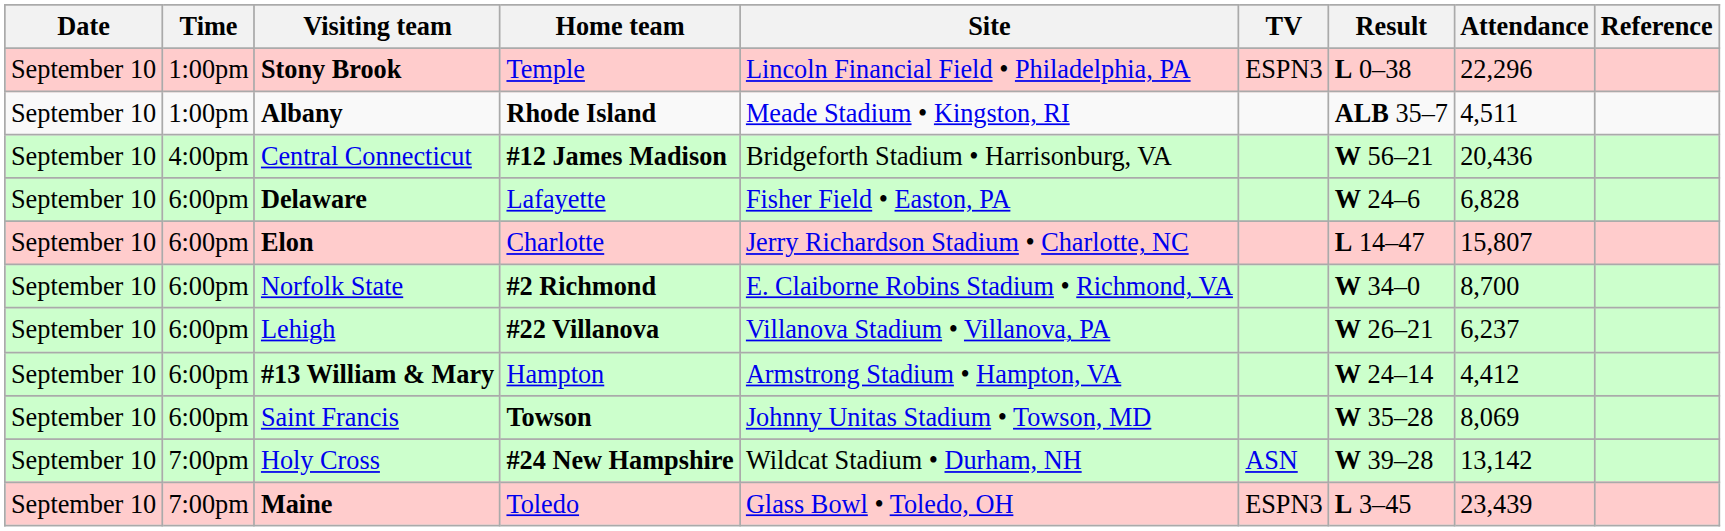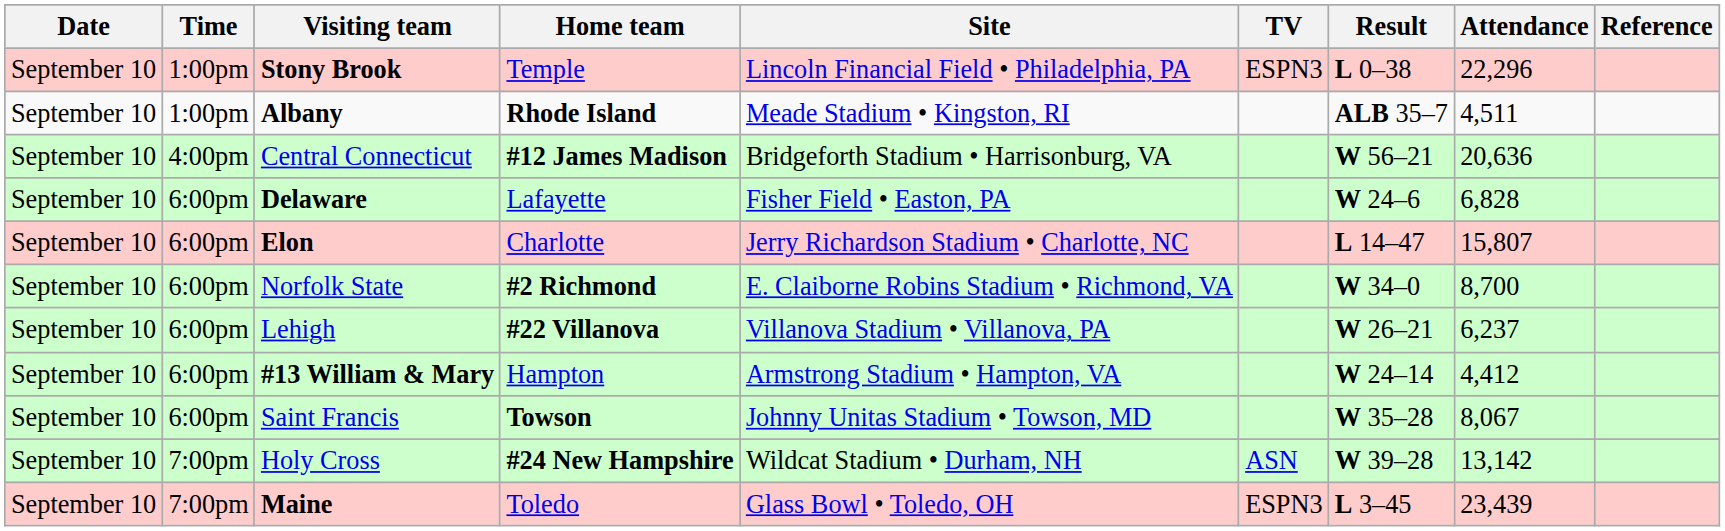(1496, 156) 20,436 -> (1496, 156) 20,636
(1490, 416) 8,069 -> (1490, 416) 8,067
